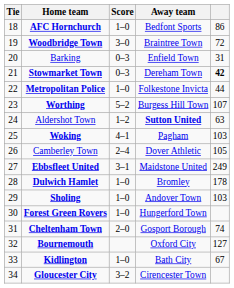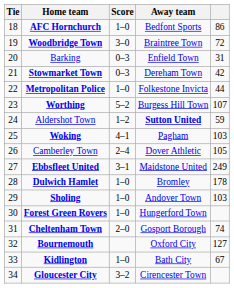(220, 73) bold -> (220, 73) normal
(220, 120) 63 -> (220, 120) 59
